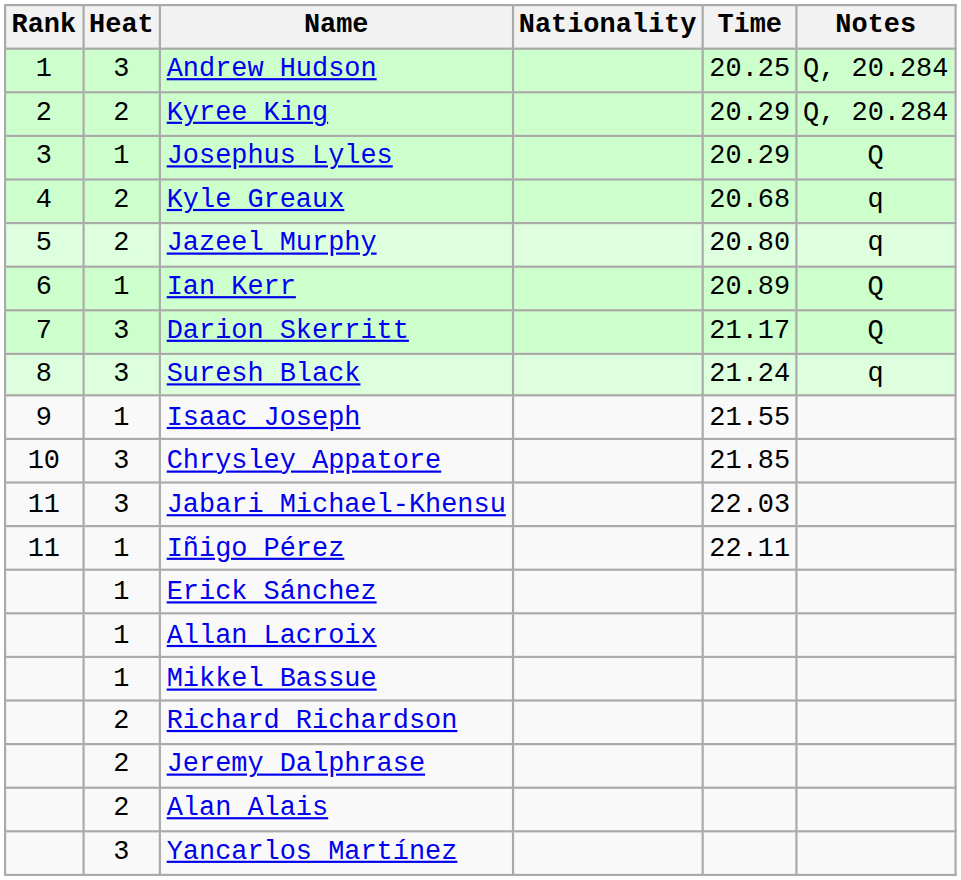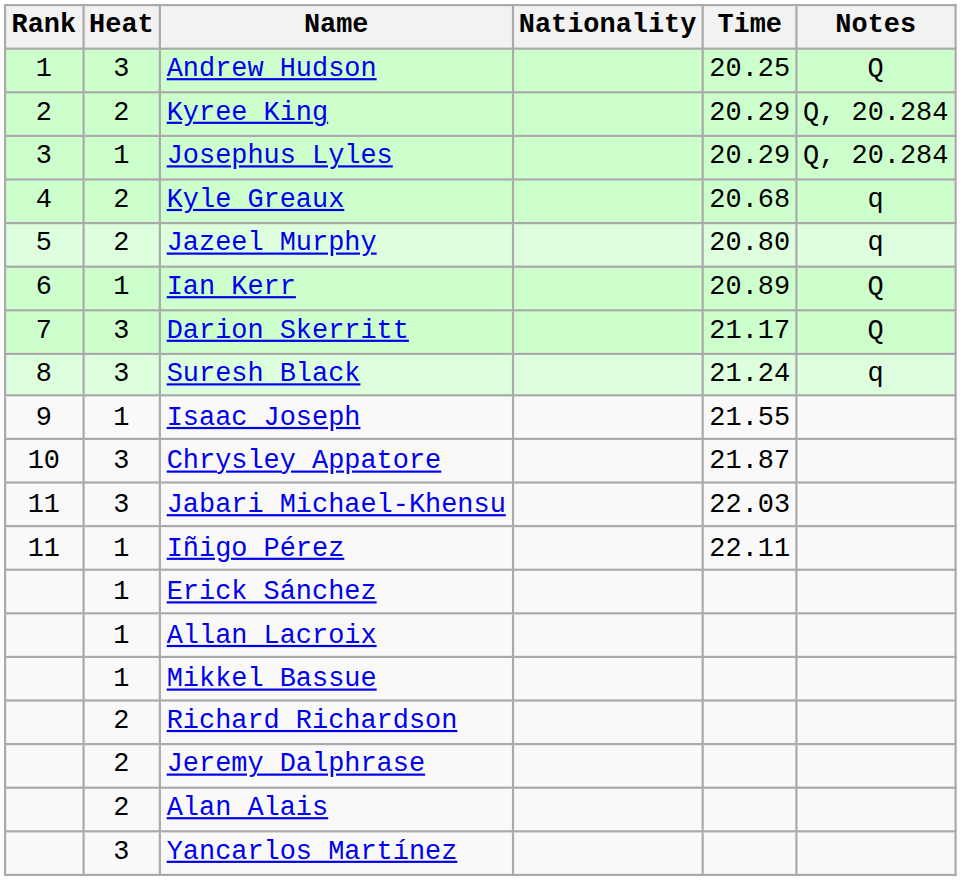(876, 71) Q, 20.284 -> (876, 71) Q
(876, 158) Q -> (876, 158) Q, 20.284
(750, 462) 21.85 -> (750, 462) 21.87
